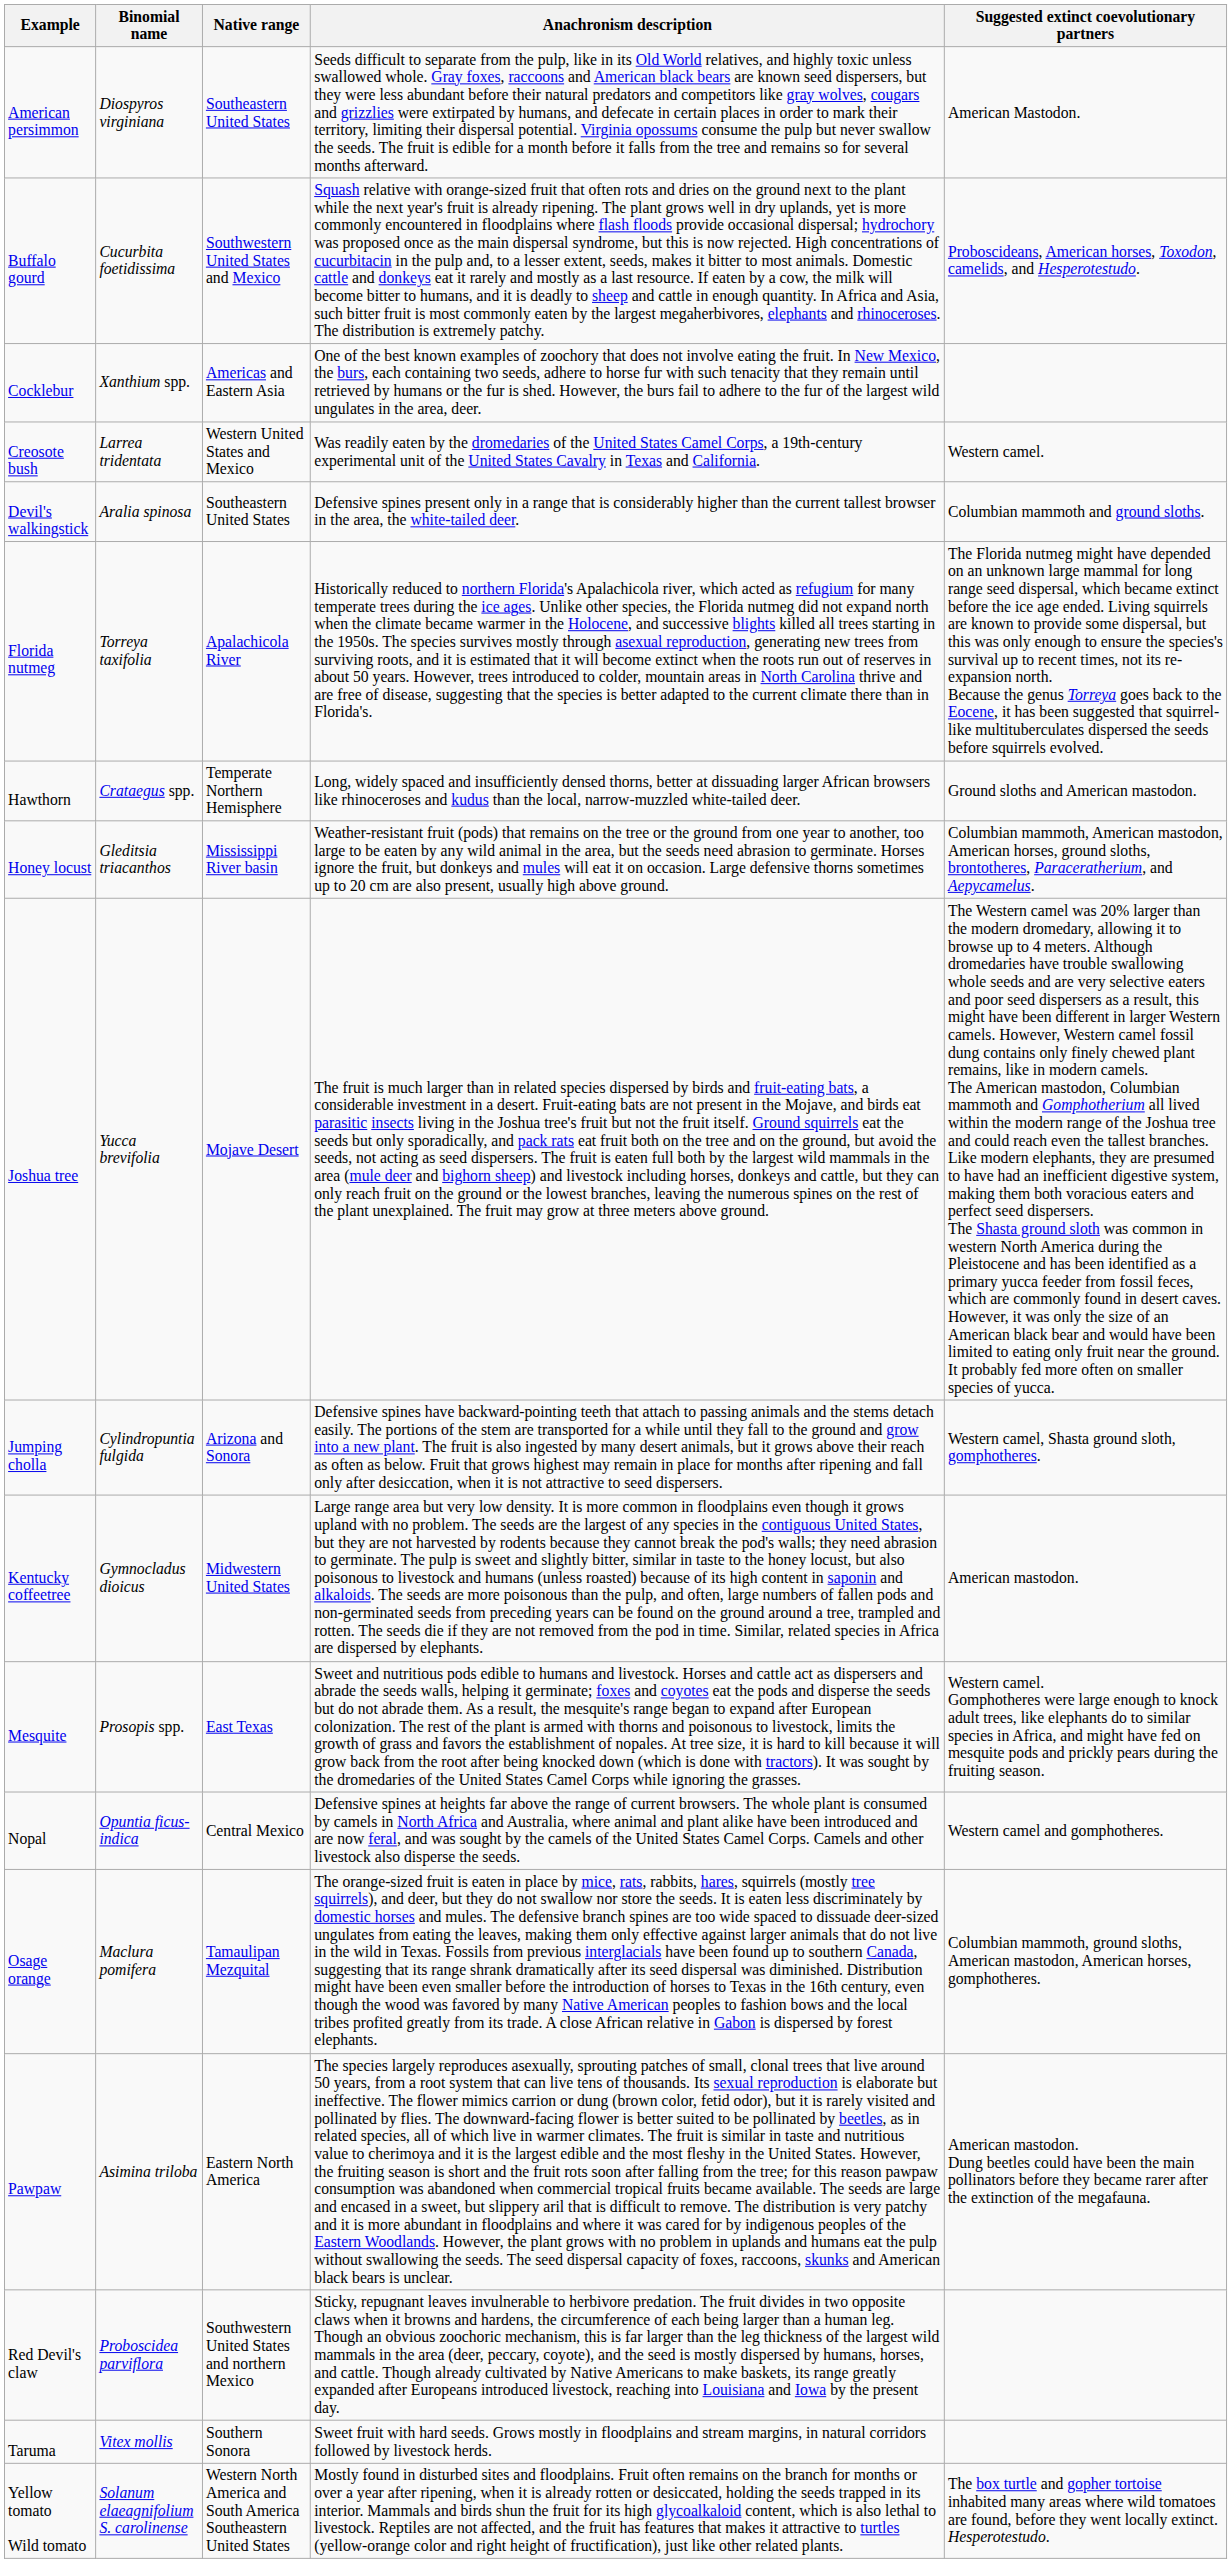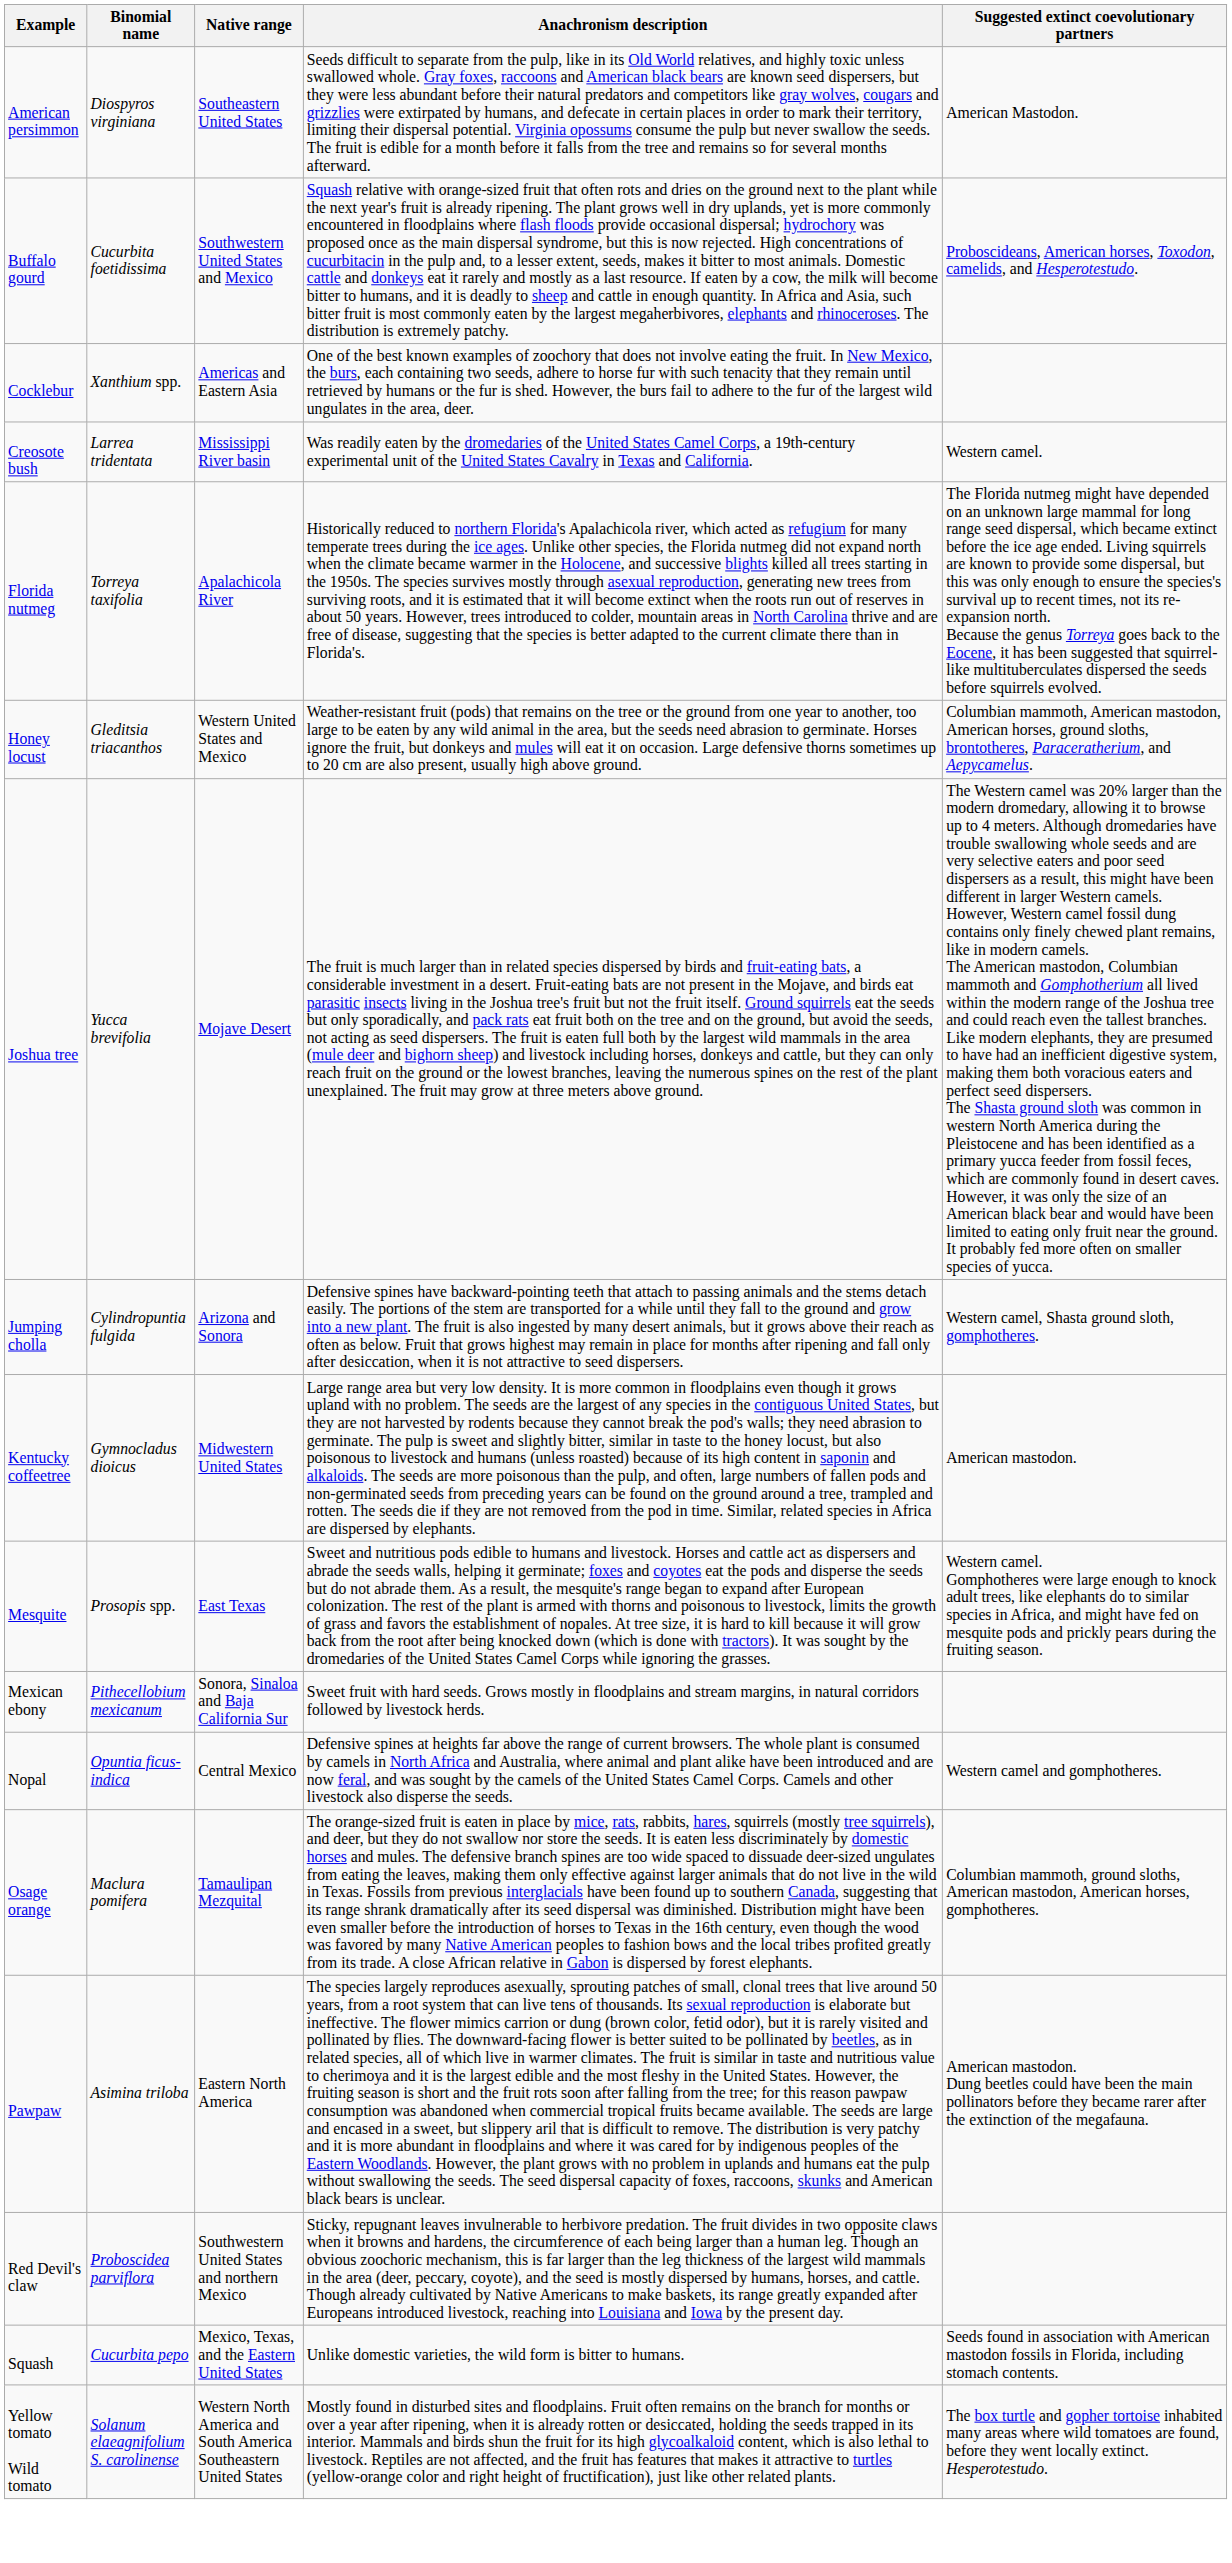(255, 451) Western United States and Mexico -> (234, 451) Mississippi River basin
- row: (48, 520)
- row: (39, 799)
(242, 859) Mississippi River basin -> (247, 739) Western United States and Mexico
+ row: (36, 1701)
+ row: (31, 2364)
- row: (32, 2450)
